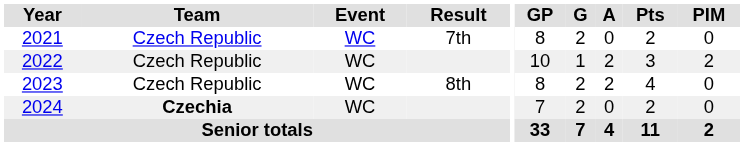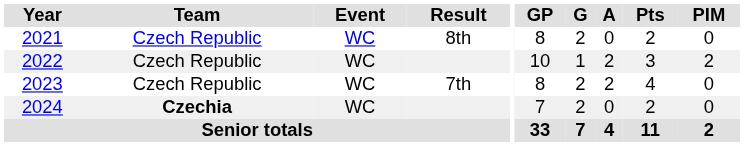(458, 38) 7th -> (458, 38) 8th
(458, 84) 8th -> (458, 84) 7th
